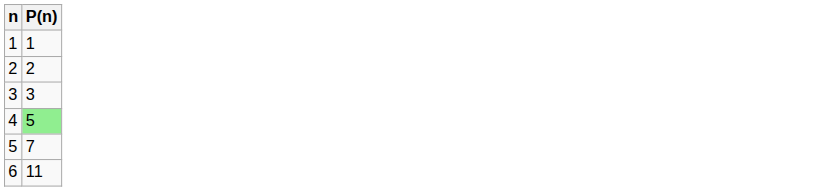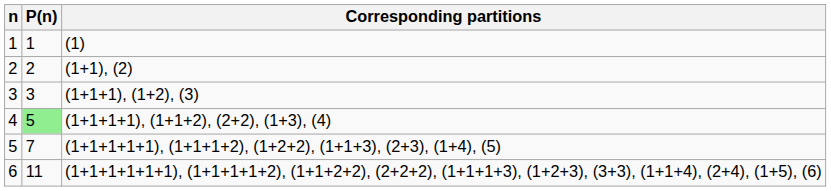+ column: (443, 17)
